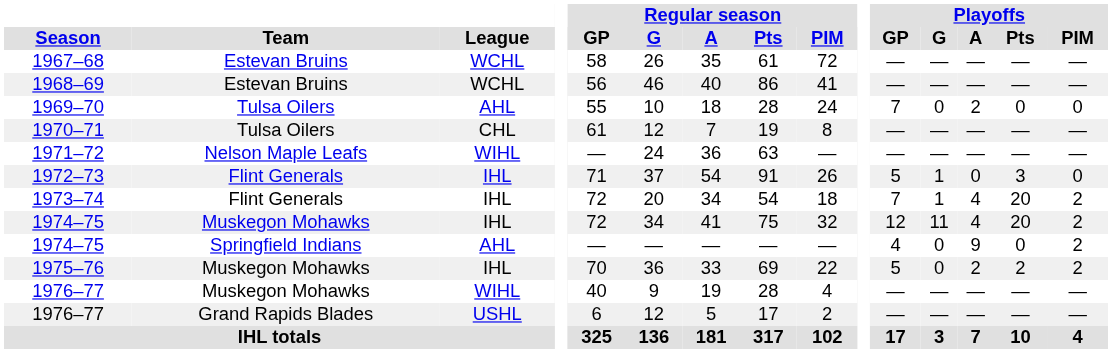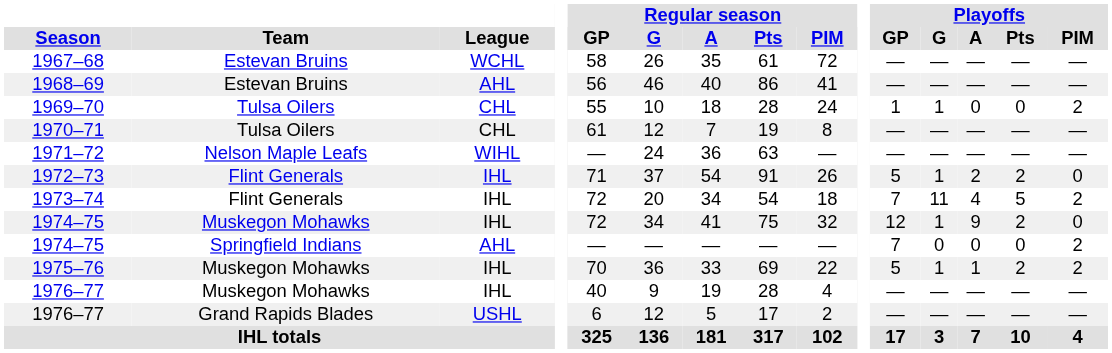(497, 84) WCHL -> (497, 84) AHL
(497, 107) AHL -> (497, 107) CHL
(896, 107) 7 -> (896, 107) 1
(939, 107) 0 -> (939, 107) 1
(976, 107) 2 -> (976, 107) 0
(1078, 107) 0 -> (1078, 107) 2
(976, 176) 0 -> (976, 176) 2
(1020, 176) 3 -> (1020, 176) 2
(939, 199) 1 -> (939, 199) 11
(1020, 199) 20 -> (1020, 199) 5
(939, 222) 11 -> (939, 222) 1
(976, 222) 4 -> (976, 222) 9
(1020, 222) 20 -> (1020, 222) 2
(1078, 222) 2 -> (1078, 222) 0
(896, 245) 4 -> (896, 245) 7
(976, 245) 9 -> (976, 245) 0
(939, 268) 0 -> (939, 268) 1
(976, 268) 2 -> (976, 268) 1
(497, 291) WIHL -> (497, 291) IHL
